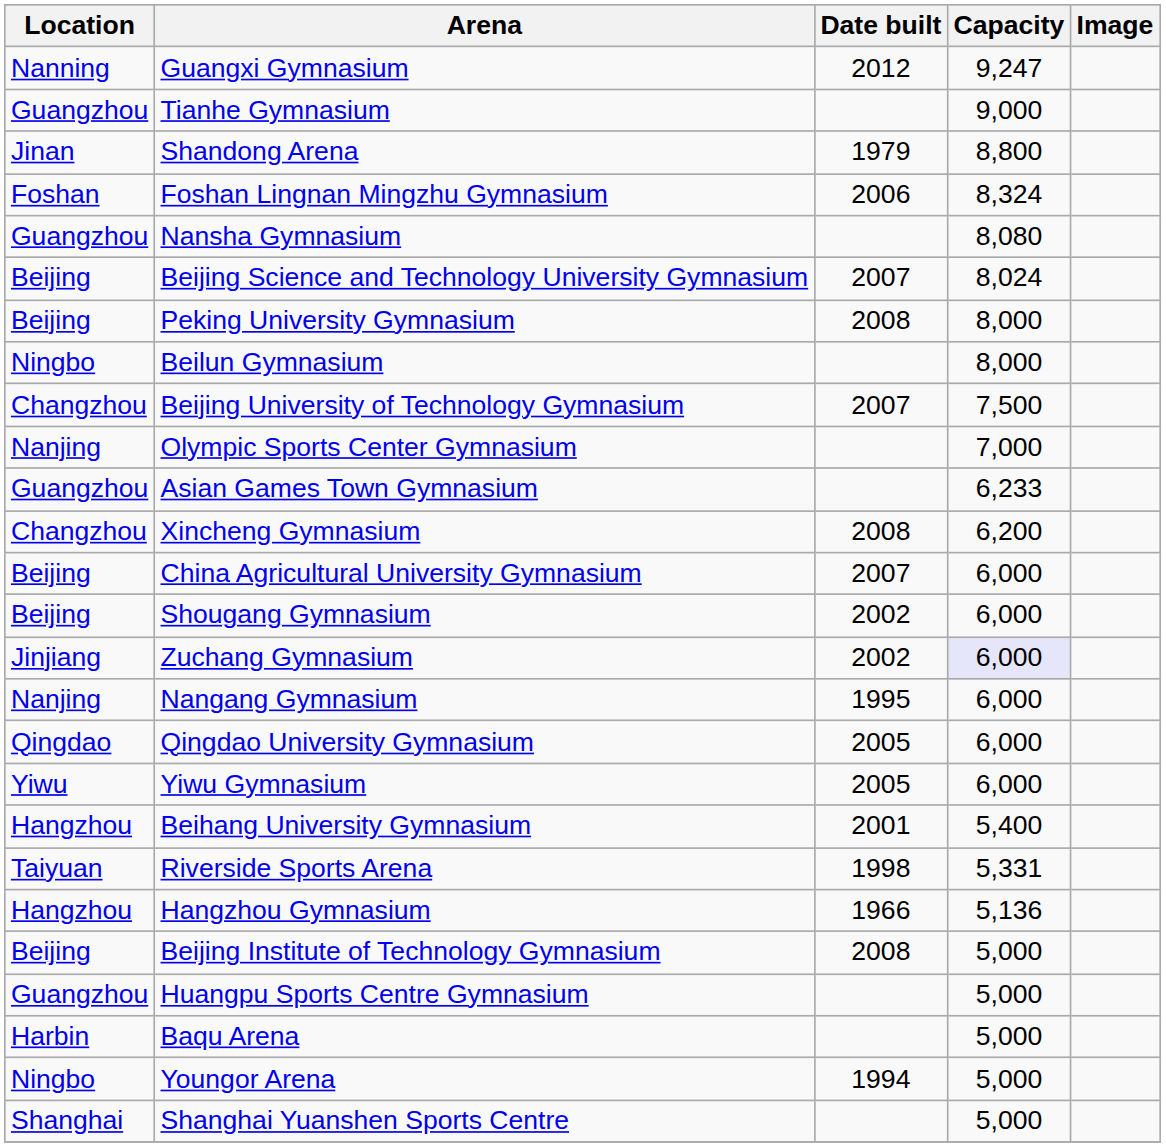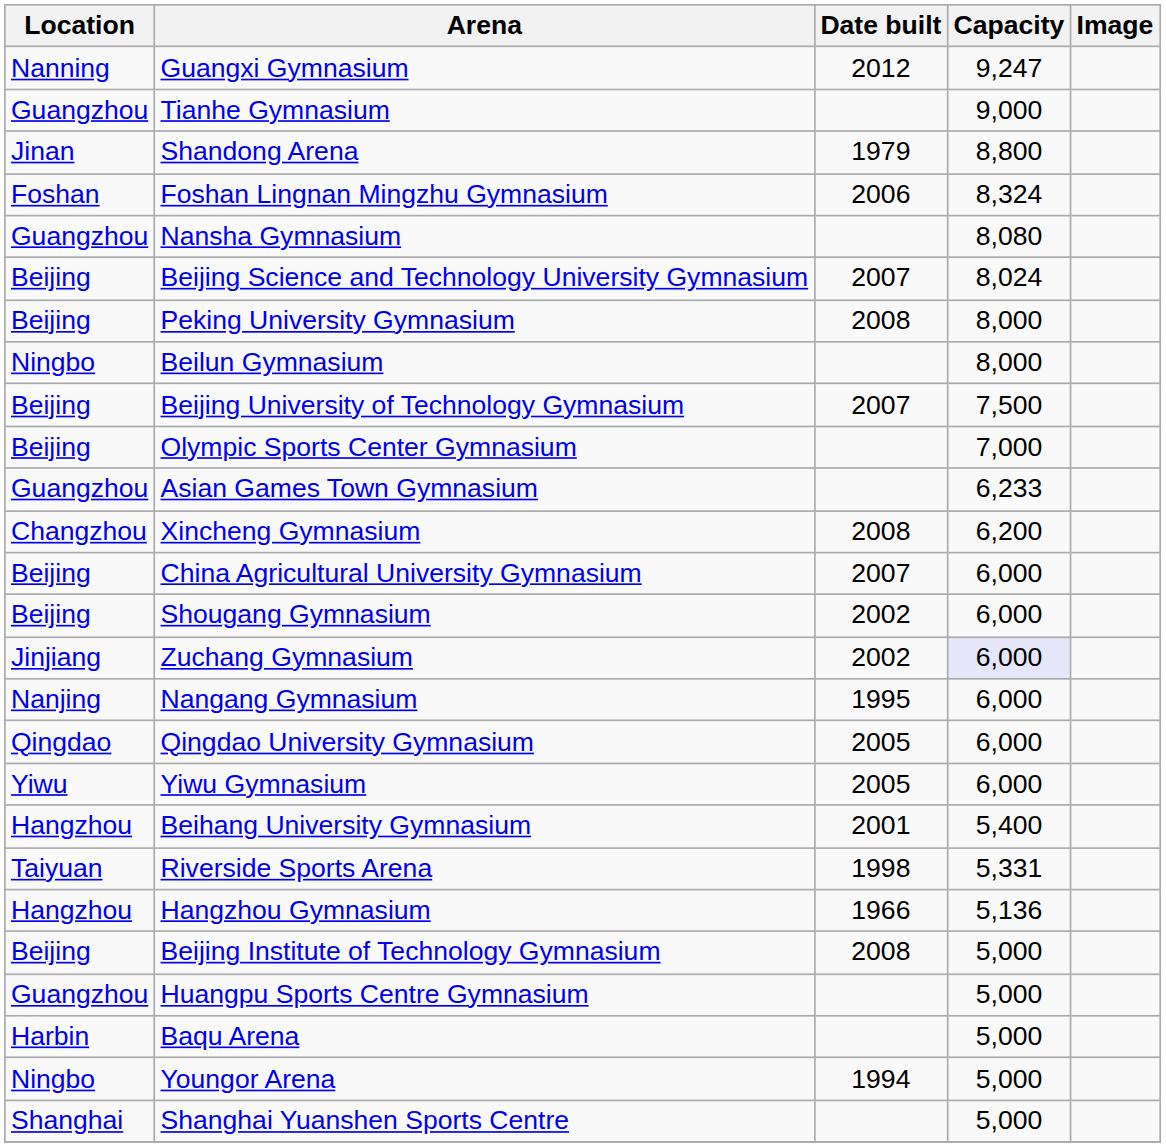(79, 404) Changzhou -> (51, 404) Beijing
(56, 446) Nanjing -> (51, 446) Beijing
